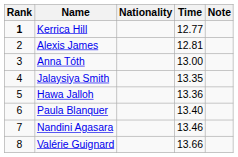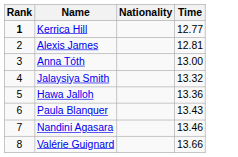- column: (219, 12)
(190, 78) 13.35 -> (190, 78) 13.32
(190, 111) 13.40 -> (190, 111) 13.43
